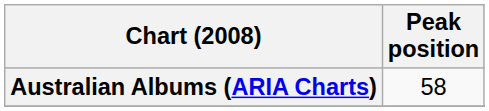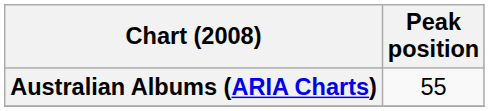(434, 86) 58 -> (434, 86) 55
